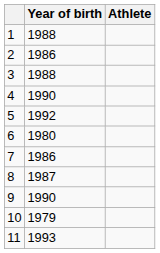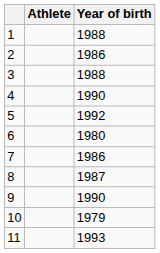columns swapped: (130, 14) <-> (65, 14)
